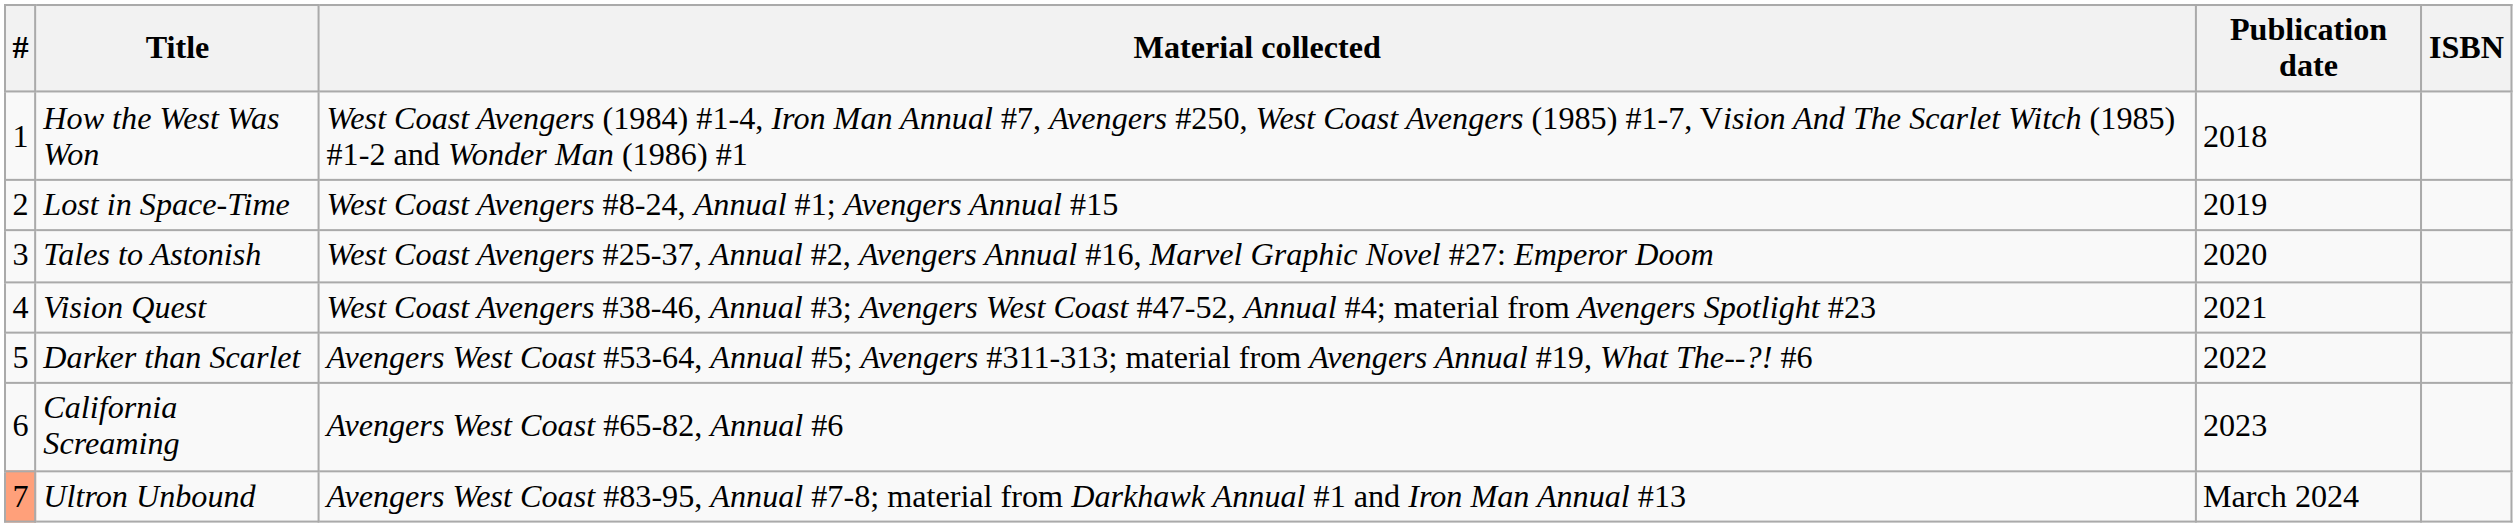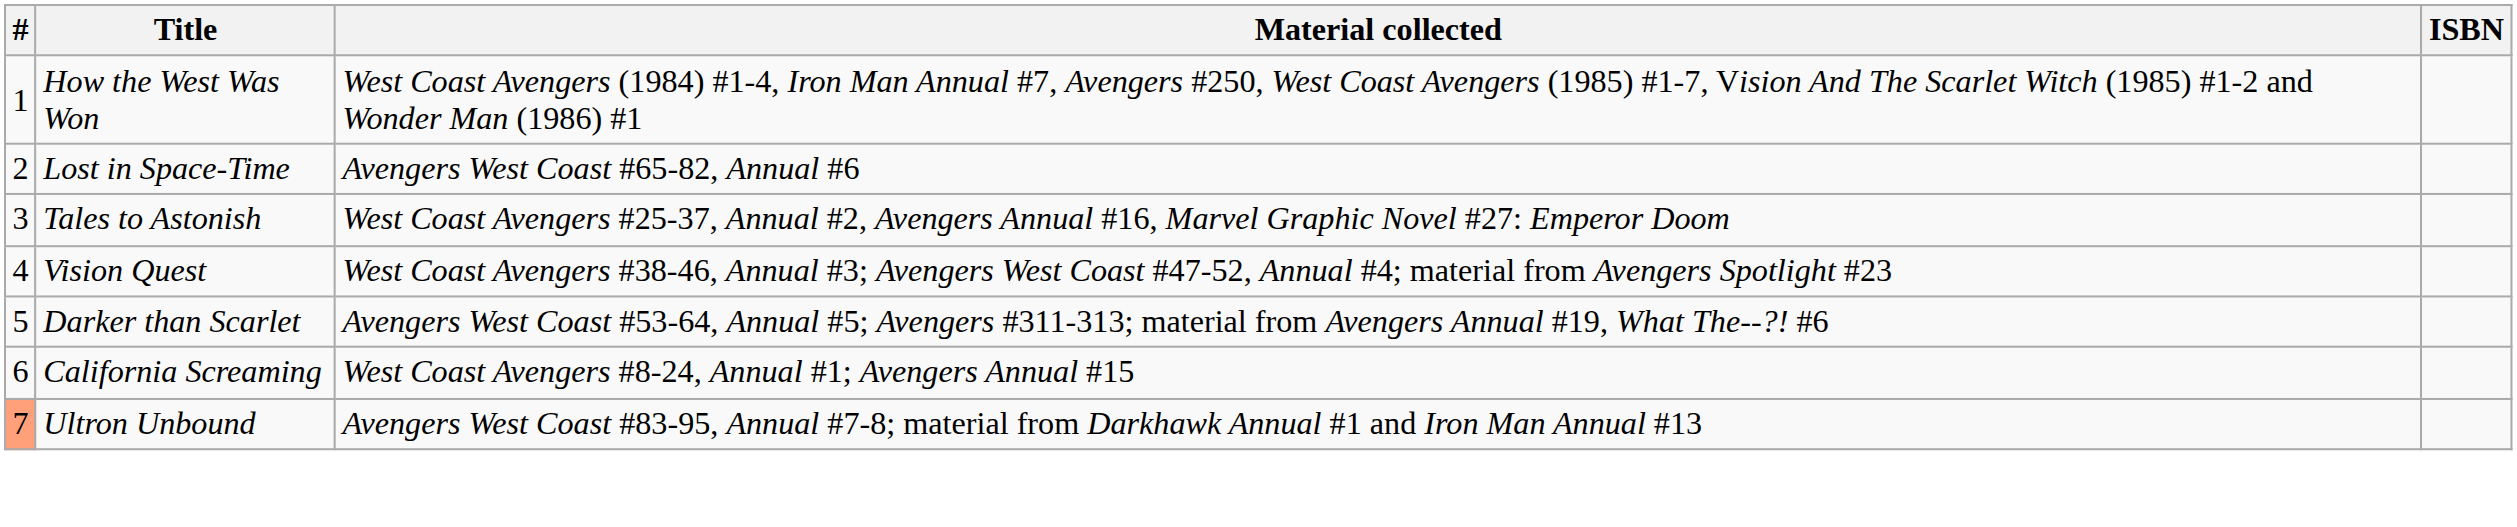- column: (2309, 48)
(722, 204) West Coast Avengers #8-24, Annual #1; Avengers Annual #15 -> (601, 168) Avengers West Coast #65-82, Annual #6
(585, 426) Avengers West Coast #65-82, Annual #6 -> (738, 372) West Coast Avengers #8-24, Annual #1; Avengers Annual #15
